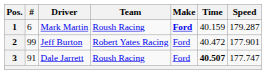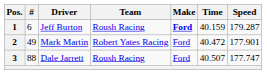(64, 27) Mark Martin -> (61, 27) Jeff Burton
(32, 42) 99 -> (32, 42) 49
(61, 42) Jeff Burton -> (64, 42) Mark Martin
(32, 58) 91 -> (32, 58) 88
(212, 58) bold -> (212, 58) normal
